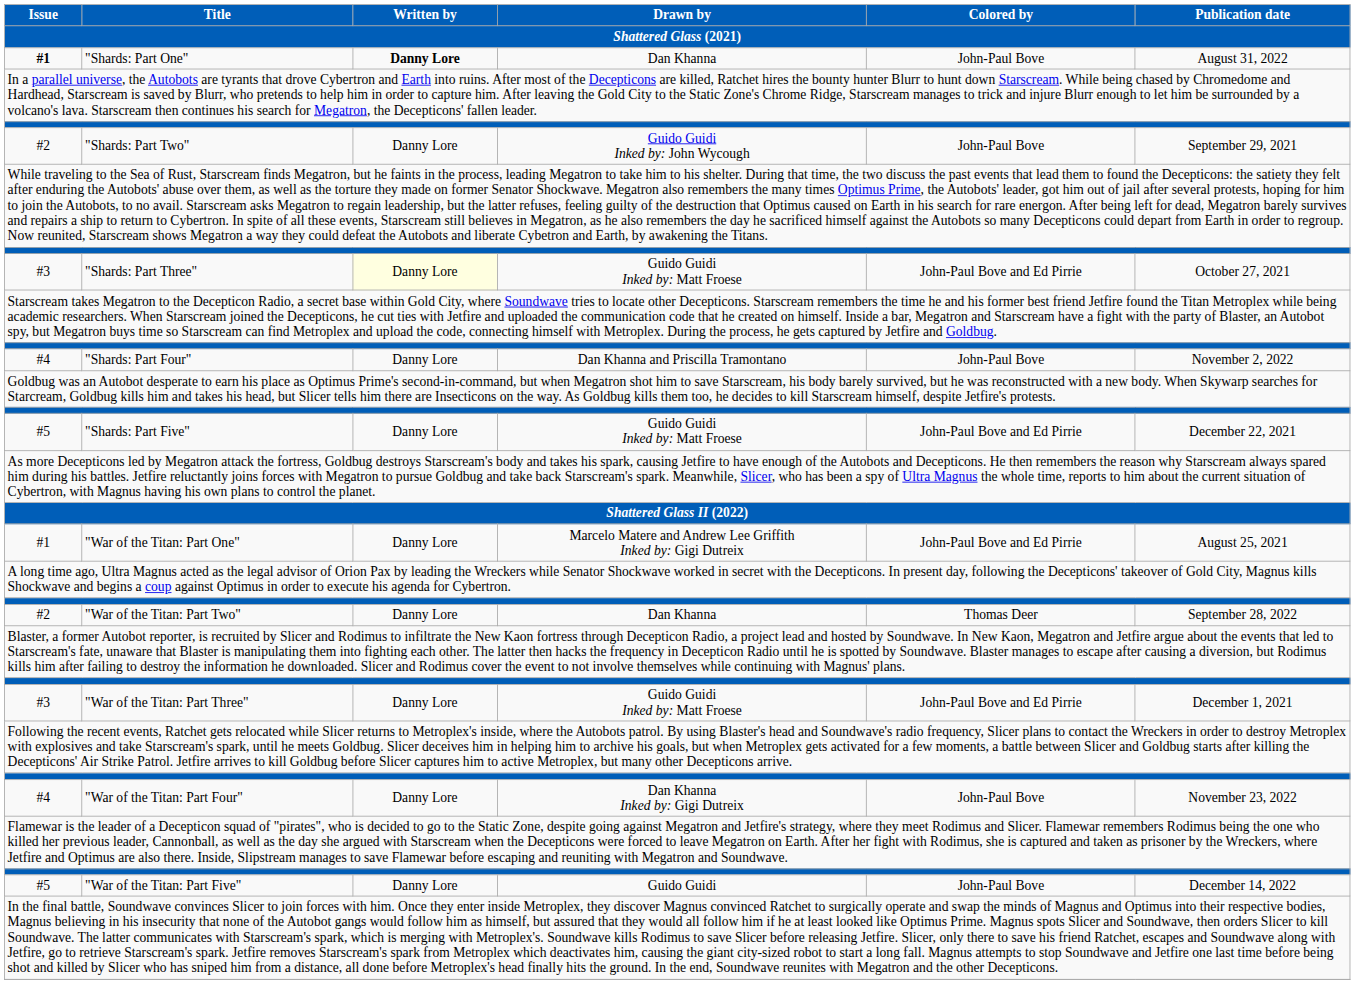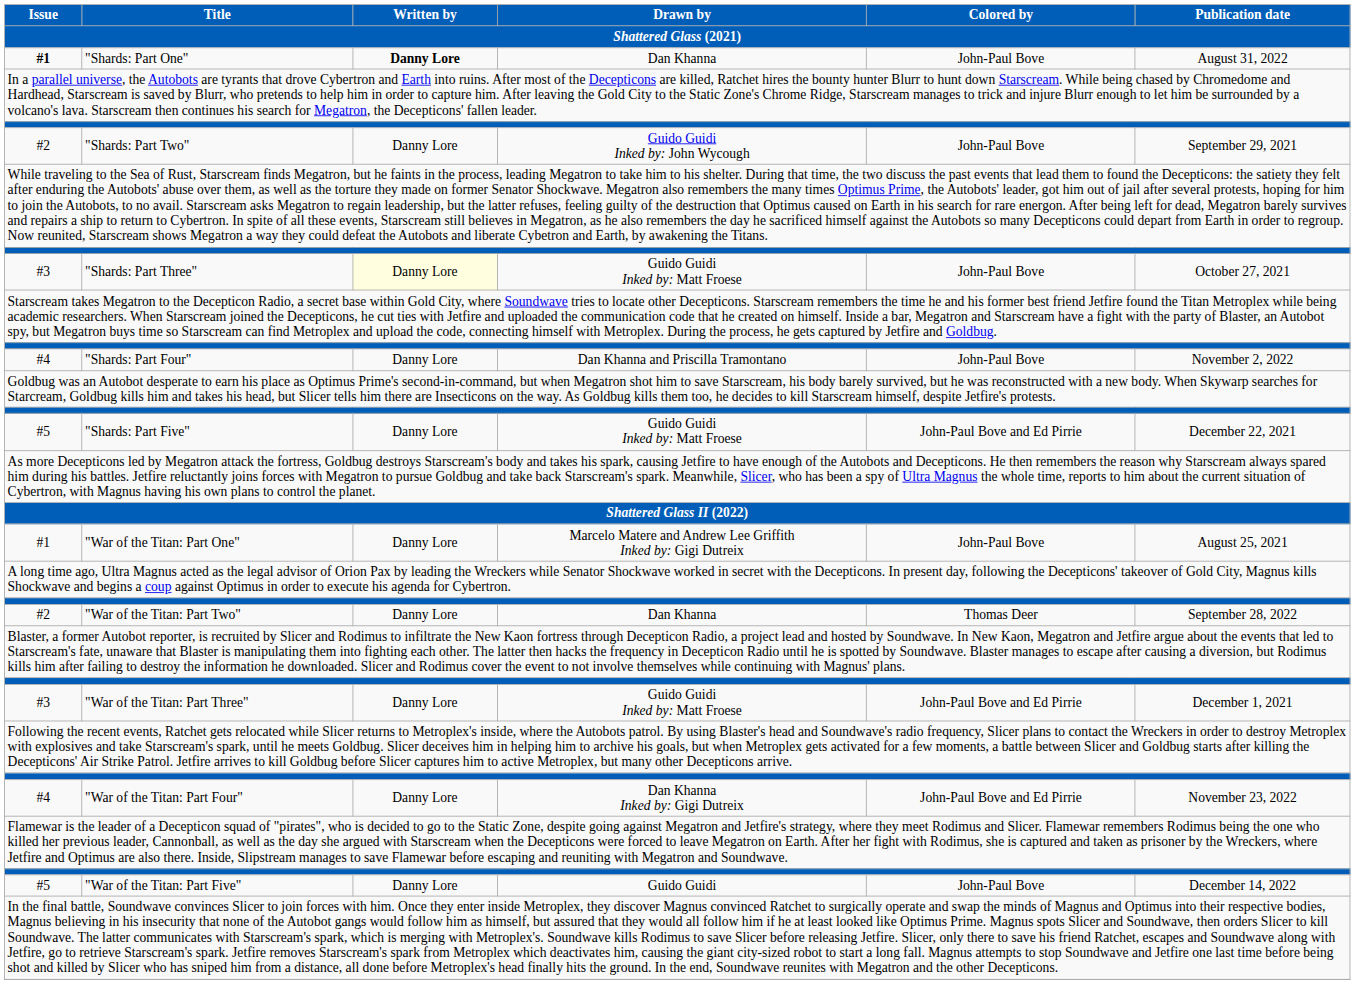(1001, 271) John-Paul Bove and Ed Pirrie -> (1001, 271) John-Paul Bove
(1001, 542) John-Paul Bove and Ed Pirrie -> (1001, 542) John-Paul Bove
(1001, 797) John-Paul Bove -> (1001, 797) John-Paul Bove and Ed Pirrie
